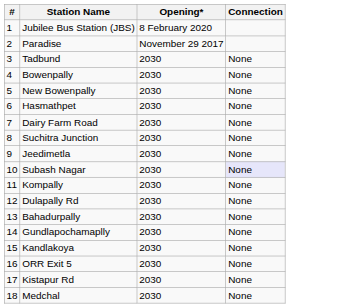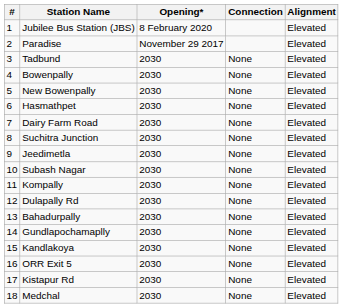+ column: (312, 12)
(240, 169) lavender background -> (240, 169) no background
